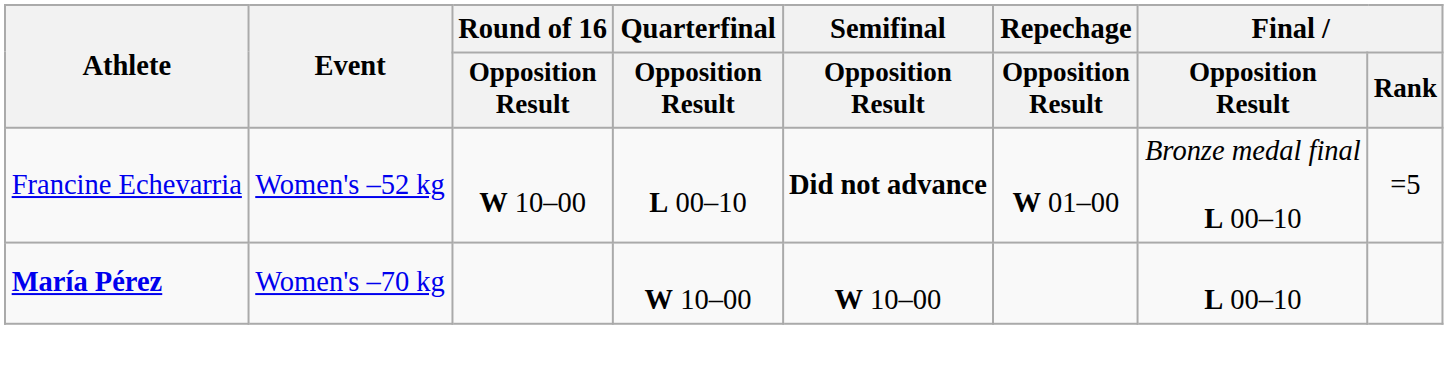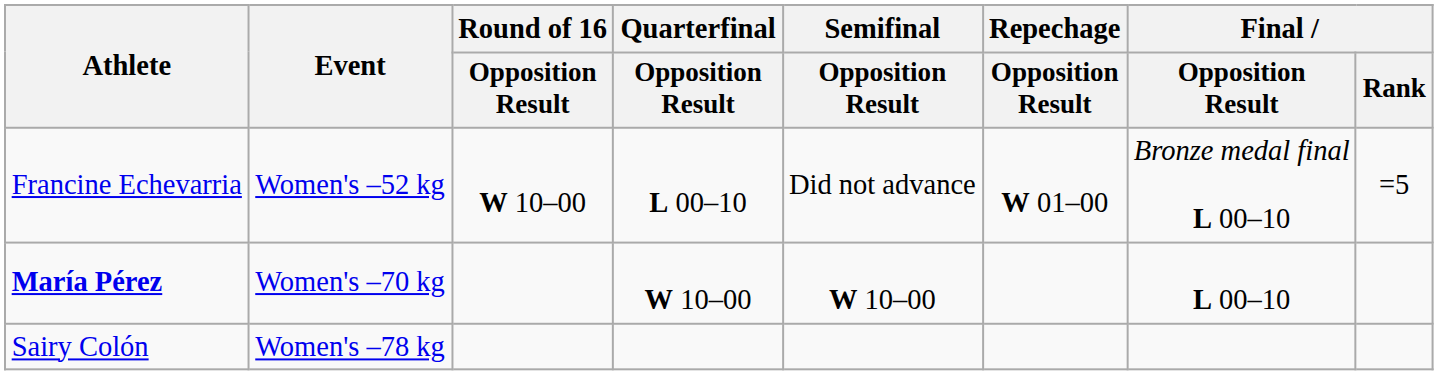(888, 185) bold -> (882, 185) normal
+ row: (80, 346)
